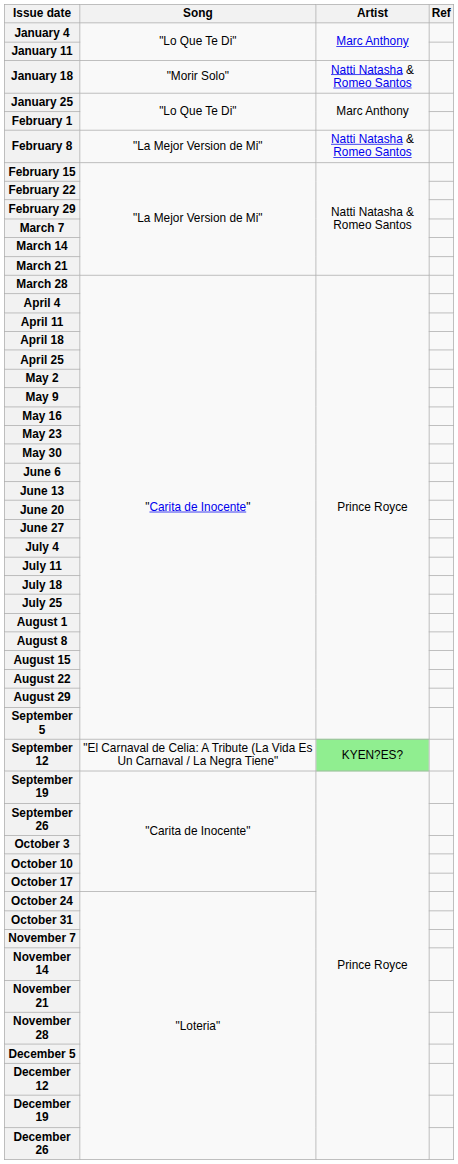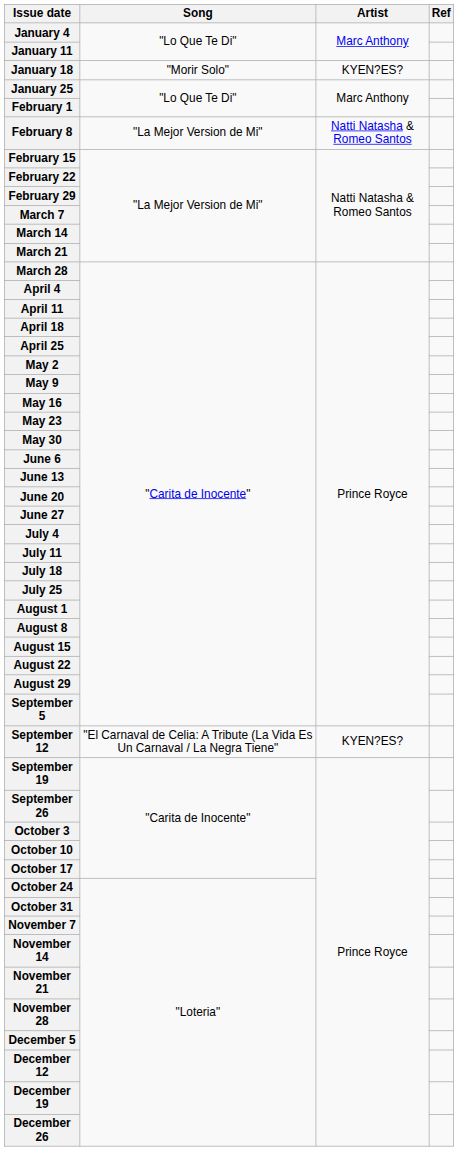(372, 76) Natti Natasha & Romeo Santos -> (372, 70) KYEN?ES?
(372, 755) lightgreen background -> (372, 741) no background
